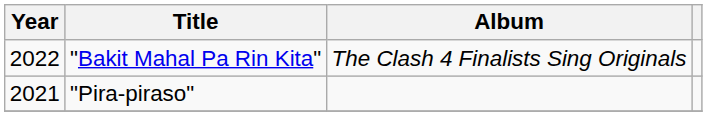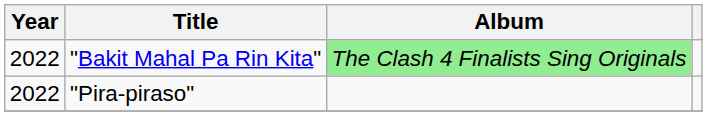(509, 57) no background -> (509, 57) lightgreen background
(35, 93) 2021 -> (35, 93) 2022
